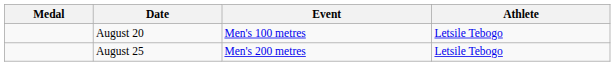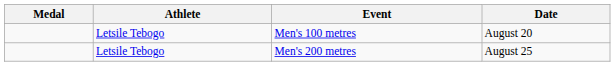columns swapped: (521, 14) <-> (158, 14)
